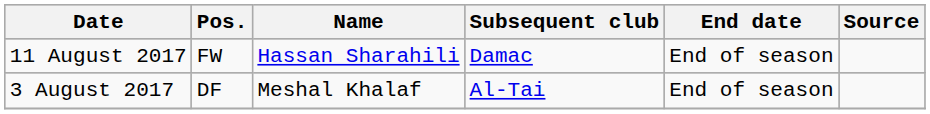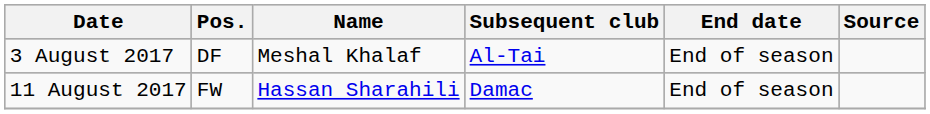rows swapped: (92, 91) <-> (98, 56)
